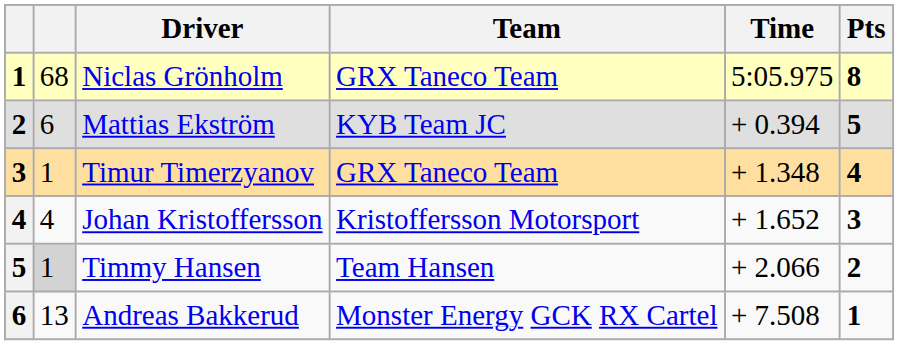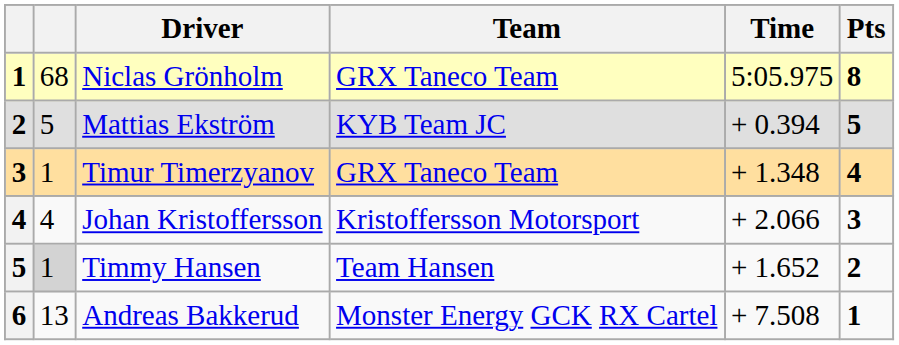(47, 124) 6 -> (47, 124) 5
(775, 220) + 1.652 -> (775, 220) + 2.066
(775, 267) + 2.066 -> (775, 267) + 1.652
